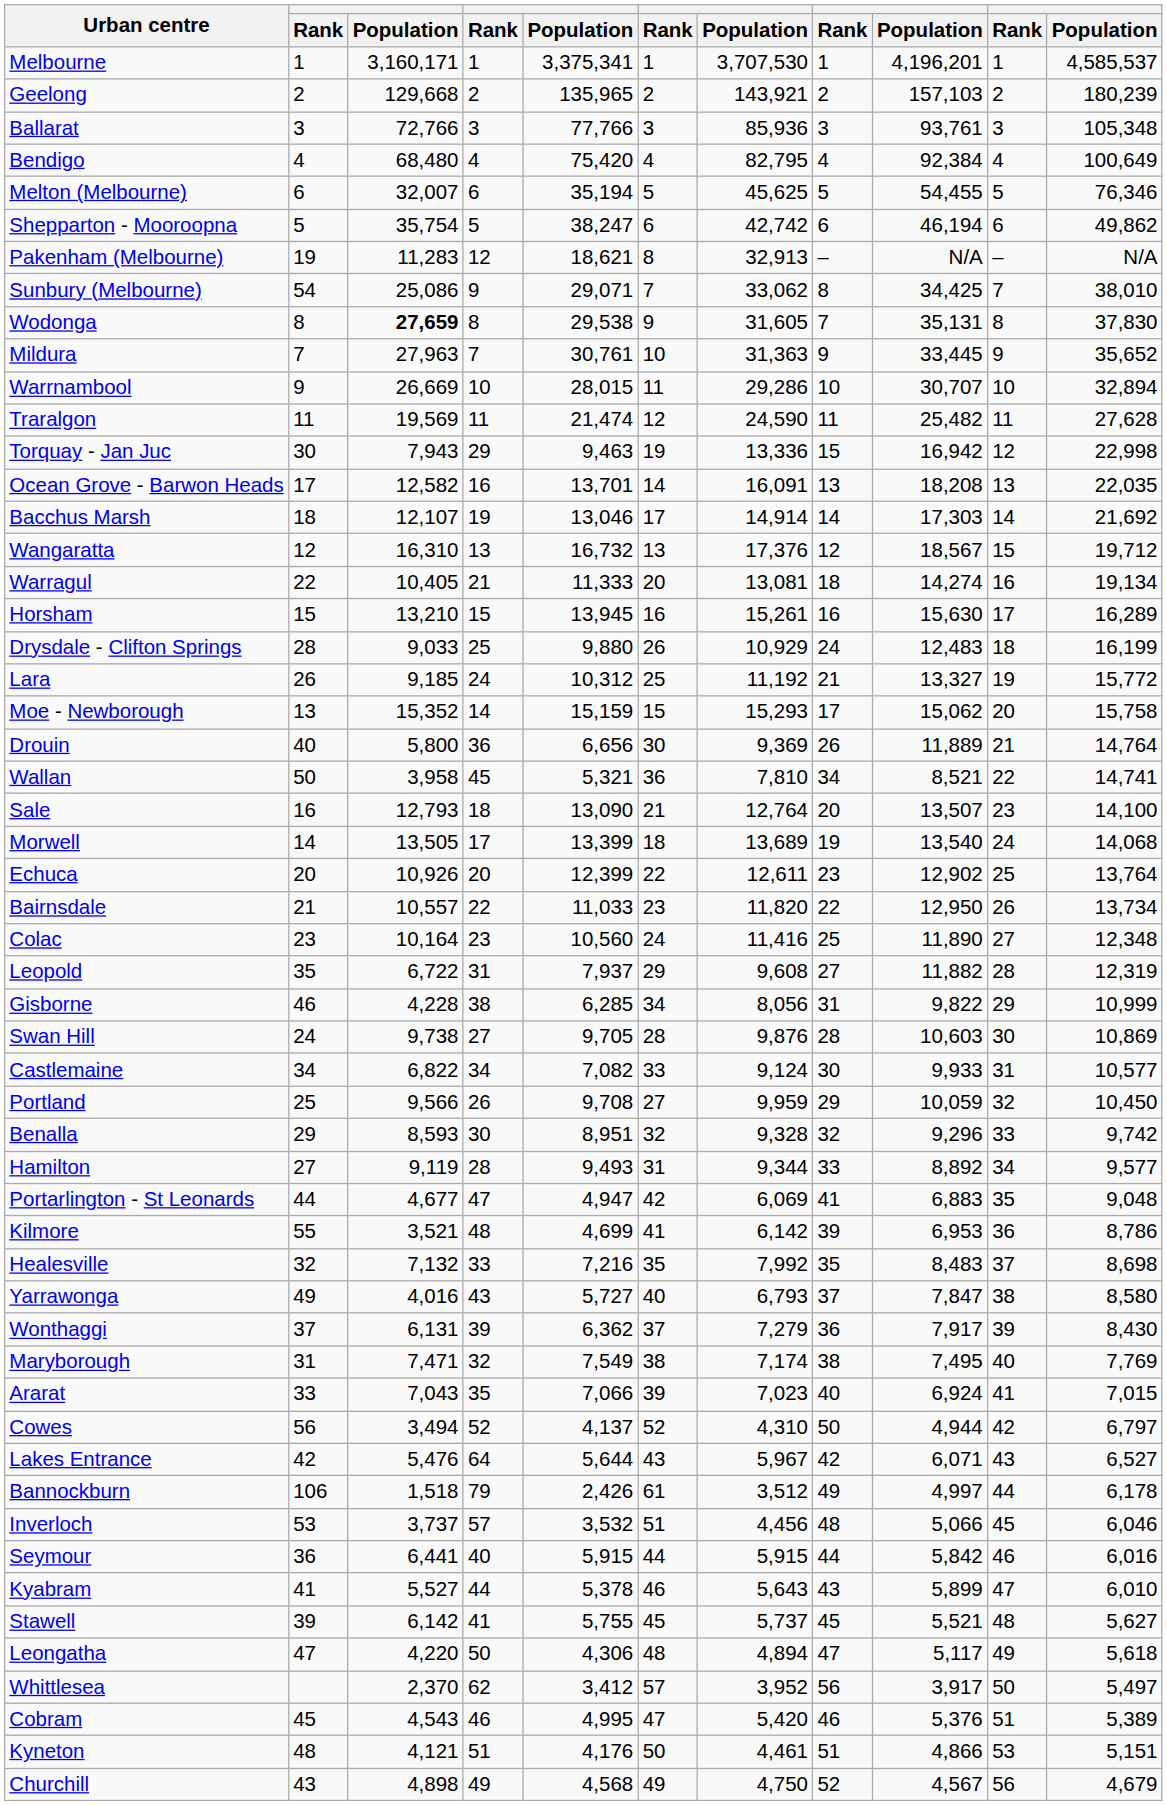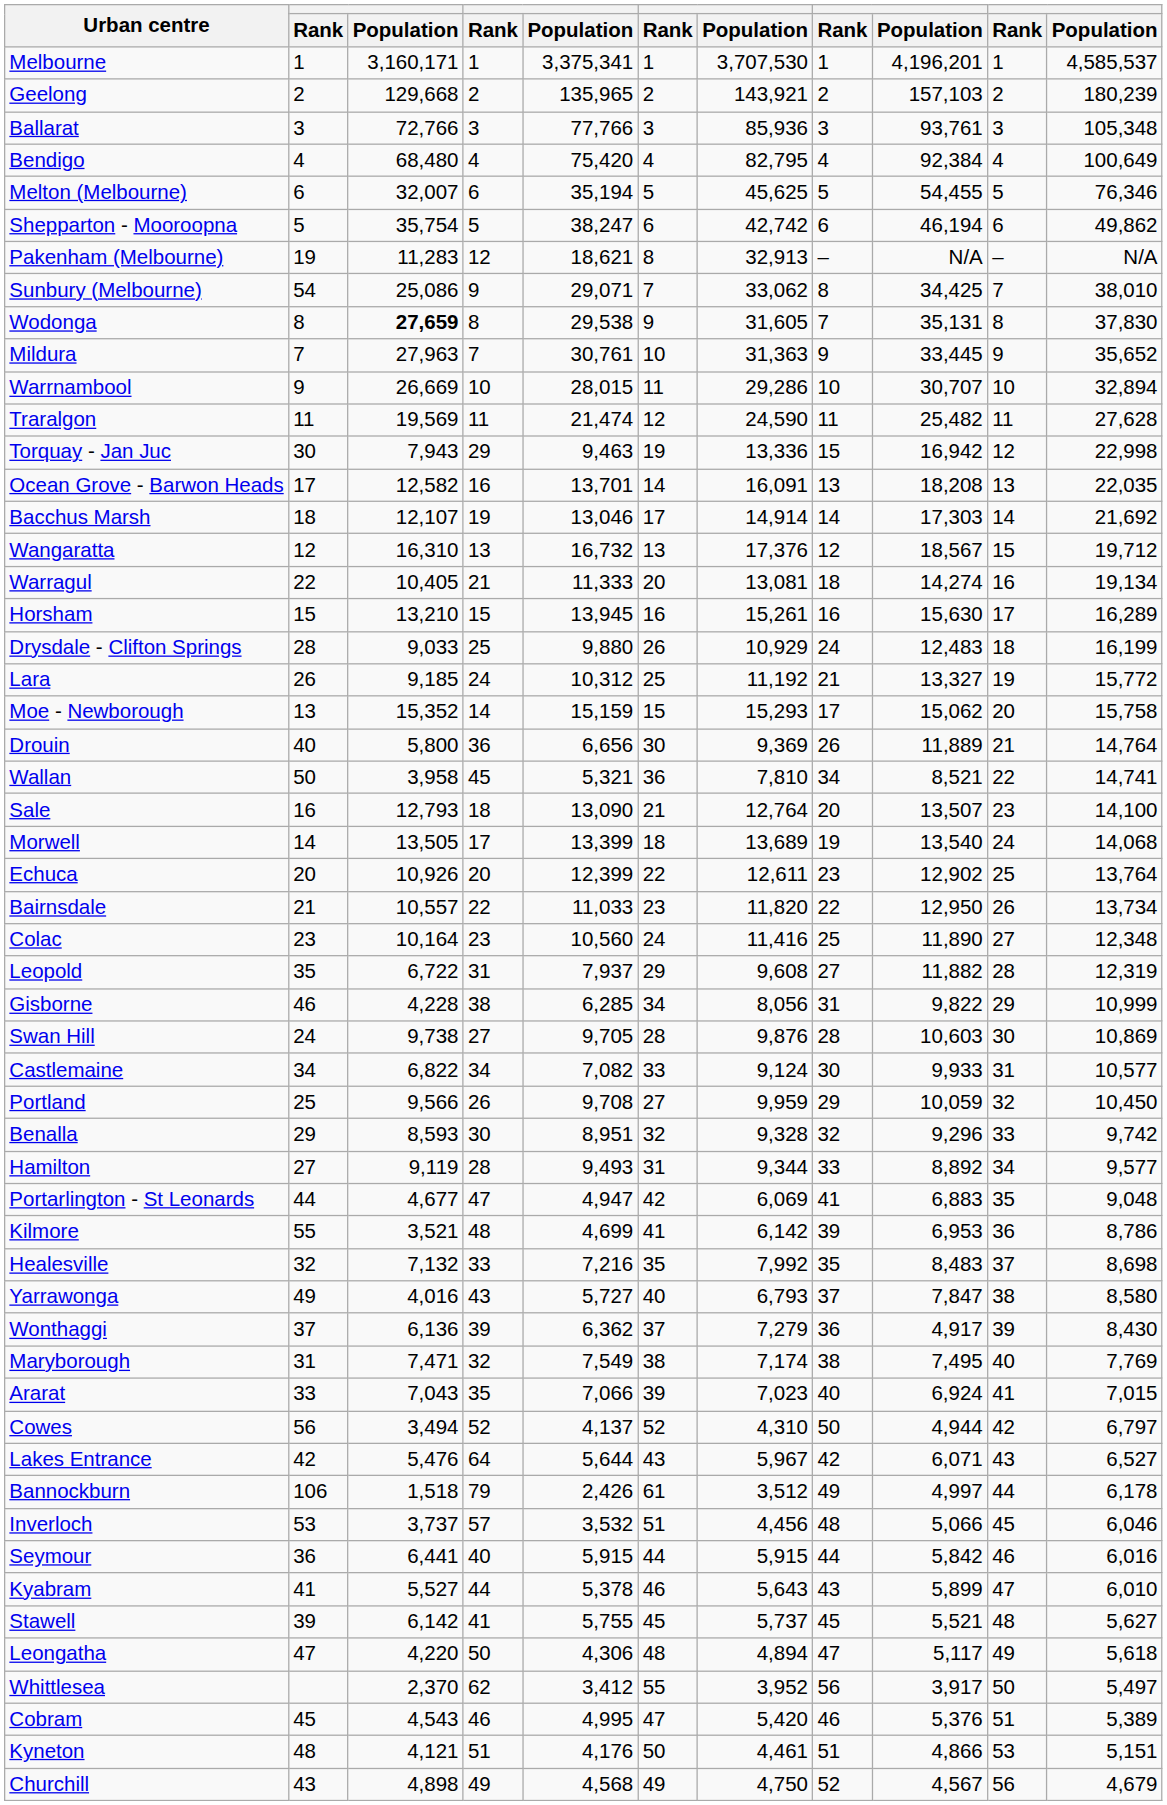(433, 1329) 6,131 -> (433, 1329) 6,136
(957, 1329) 7,917 -> (957, 1329) 4,917
(654, 1686) 57 -> (654, 1686) 55
